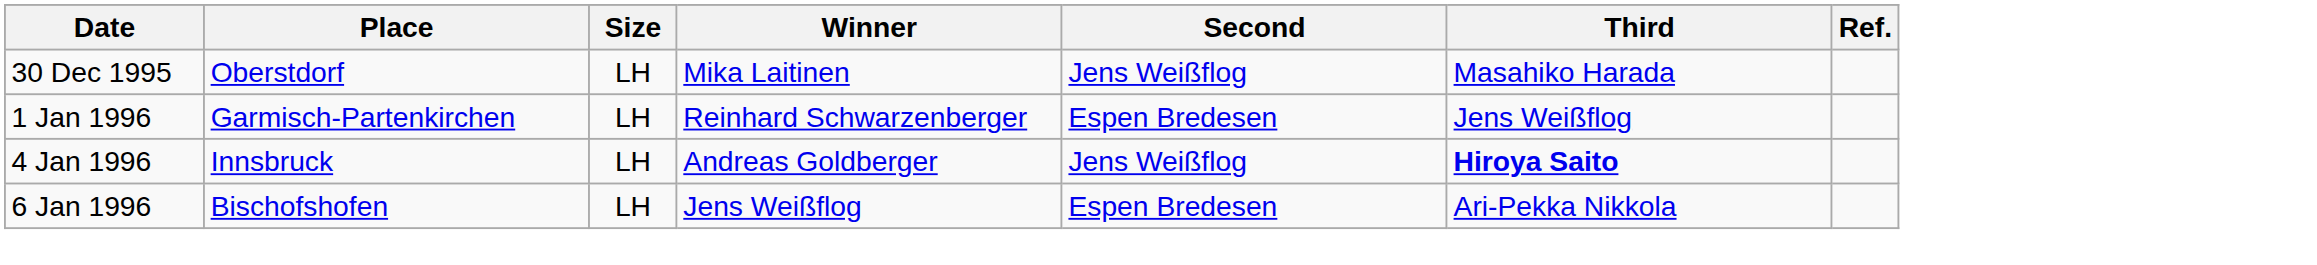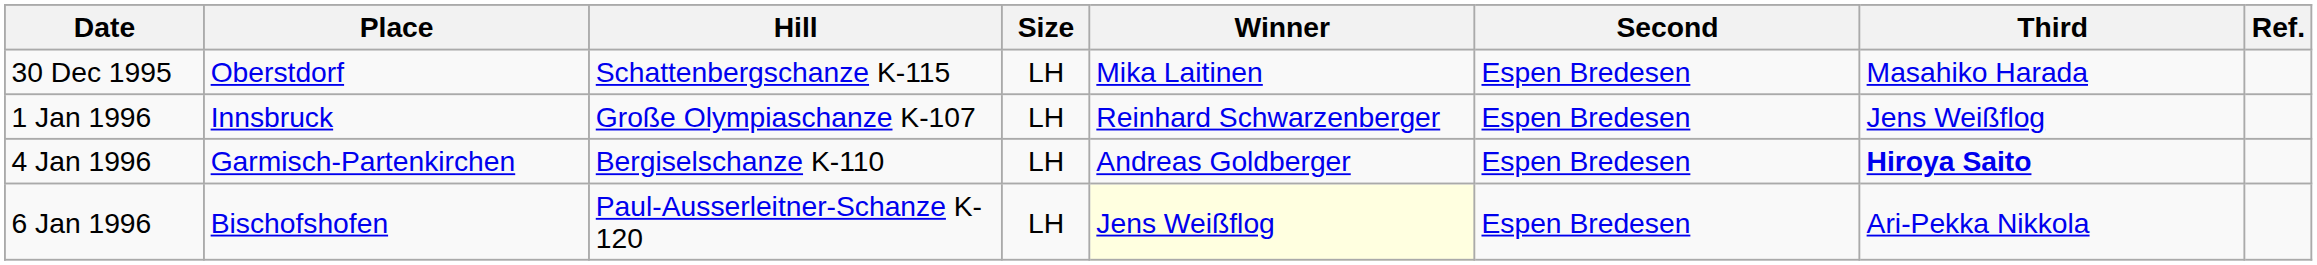+ column: (796, 27)
(1158, 72) Jens Weißflog -> (1586, 72) Espen Bredesen
(363, 117) Garmisch-Partenkirchen -> (272, 117) Innsbruck
(272, 162) Innsbruck -> (363, 162) Garmisch-Partenkirchen
(1158, 162) Jens Weißflog -> (1586, 162) Espen Bredesen
(773, 207) no background -> (1186, 222) lightyellow background
